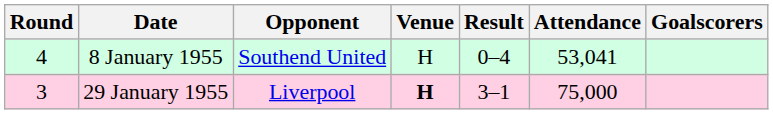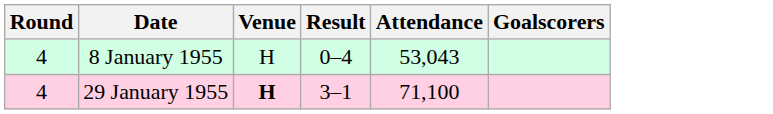- column: (312, 21)
(587, 56) 53,041 -> (429, 56) 53,043
(41, 91) 3 -> (41, 91) 4
(587, 91) 75,000 -> (429, 91) 71,100
